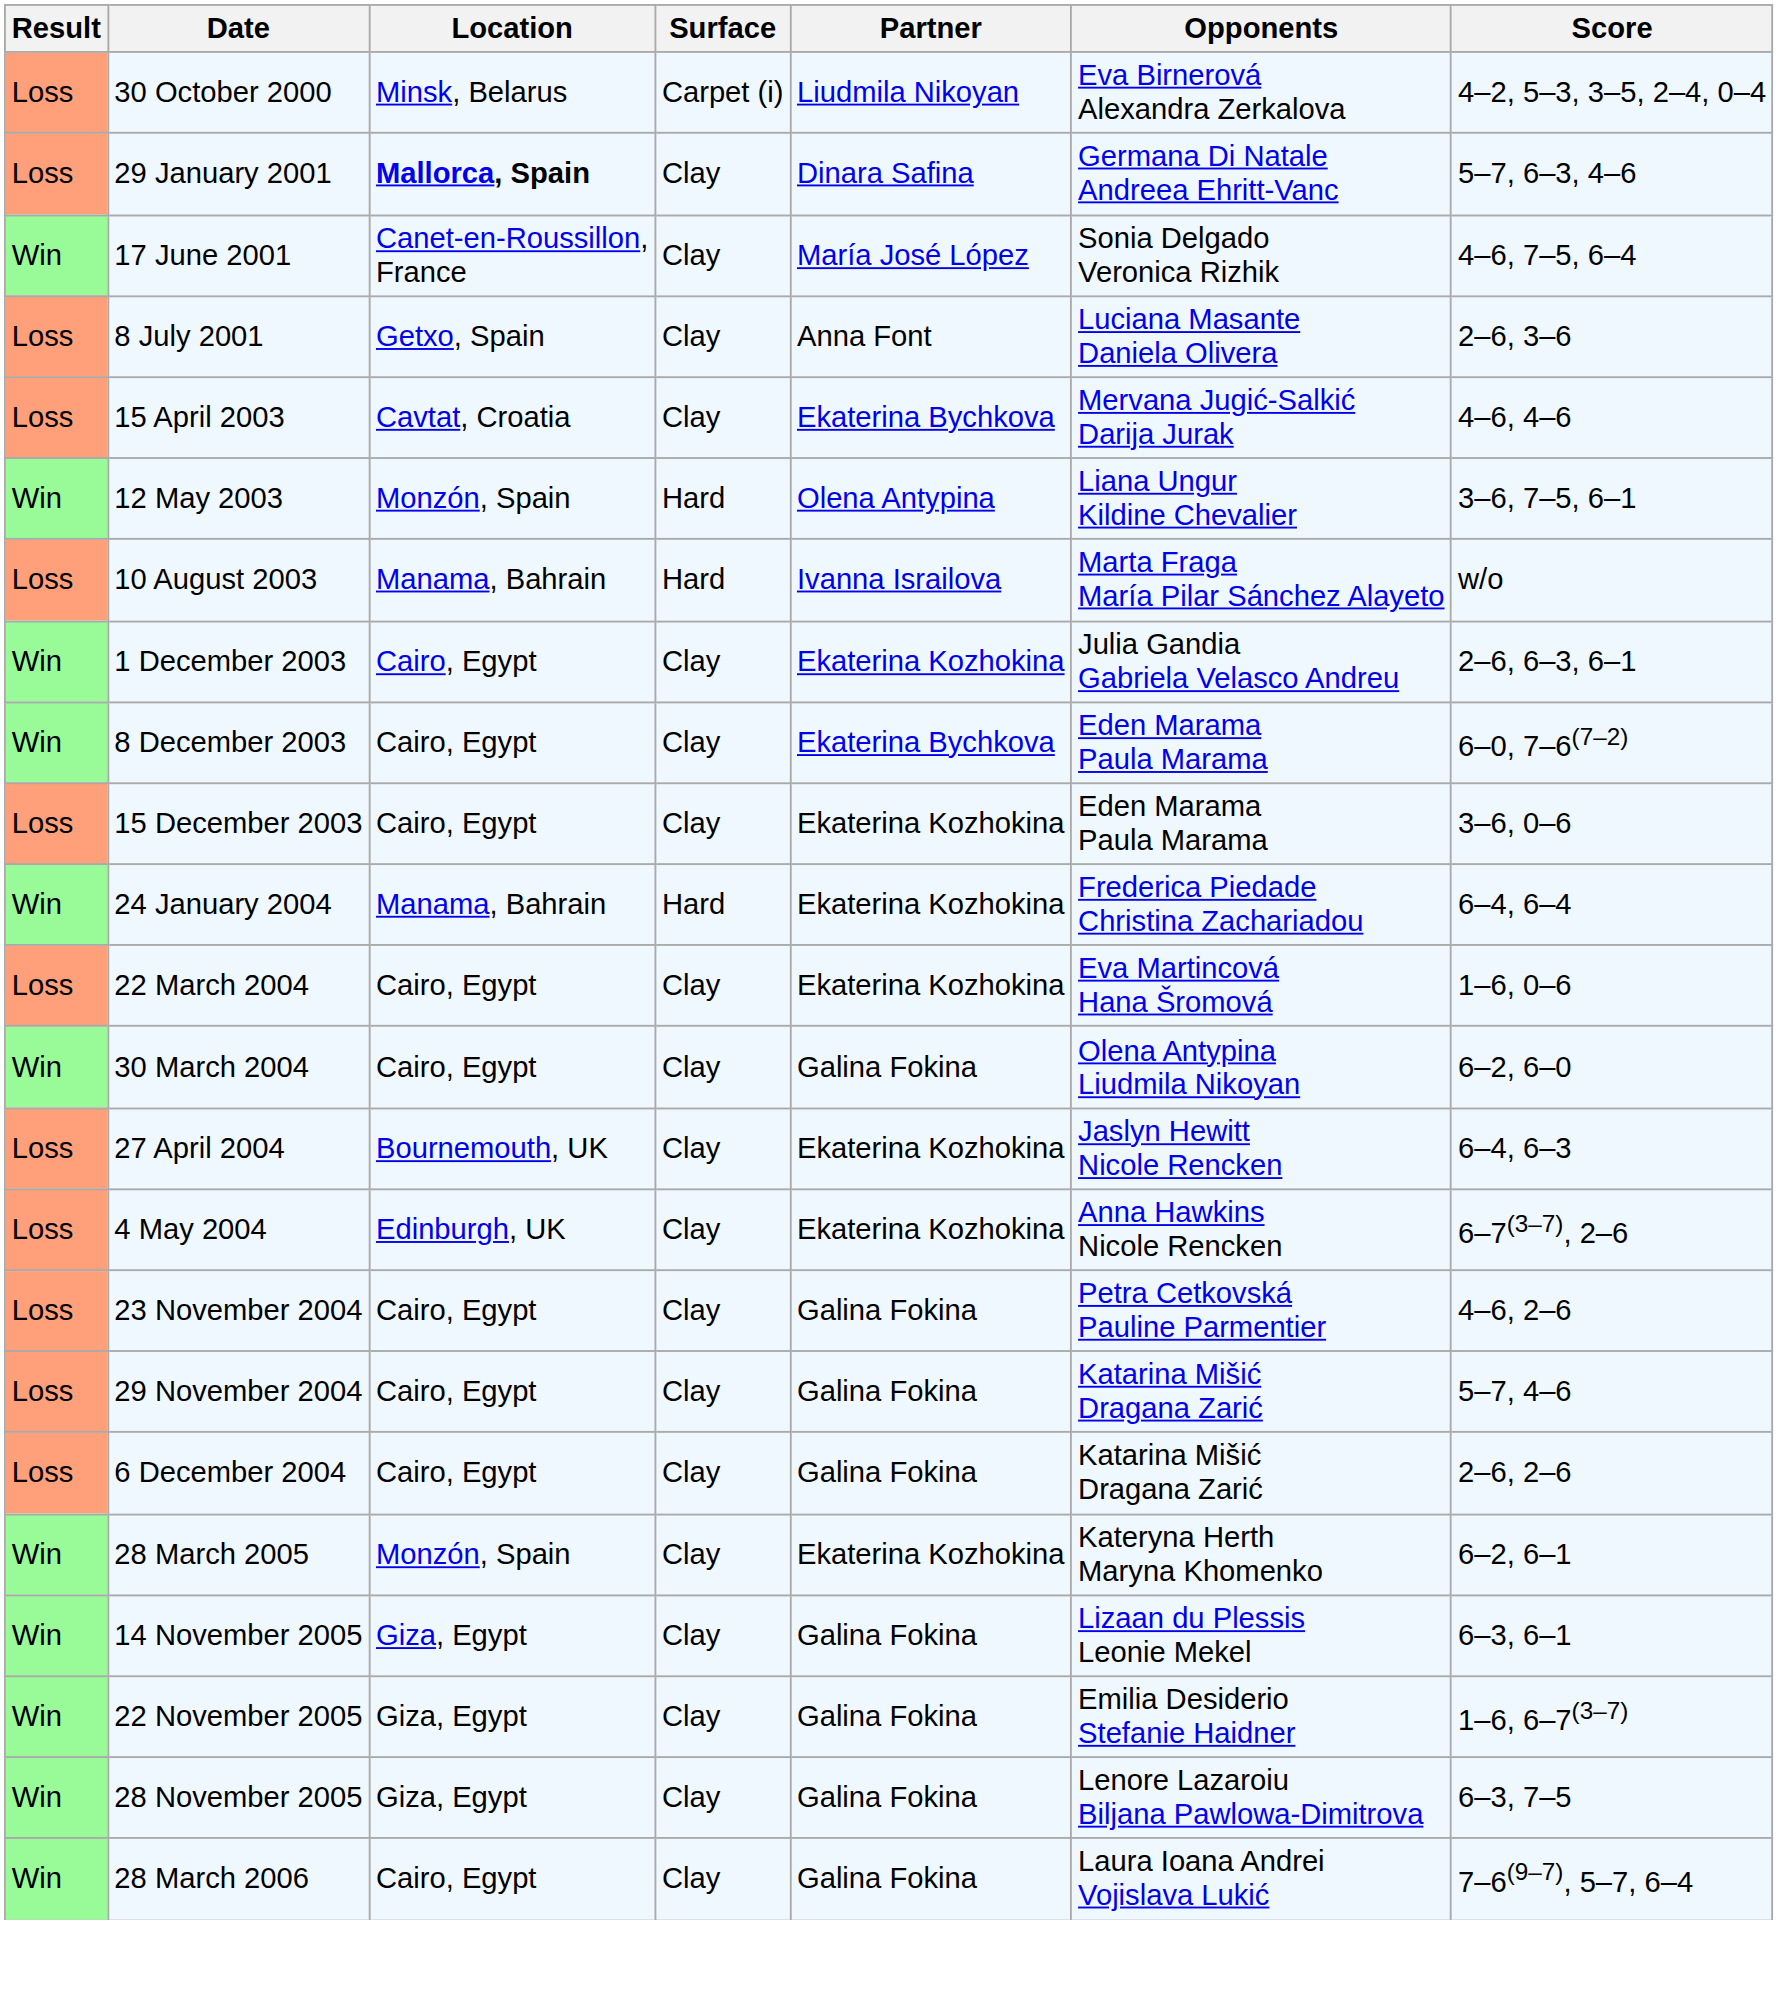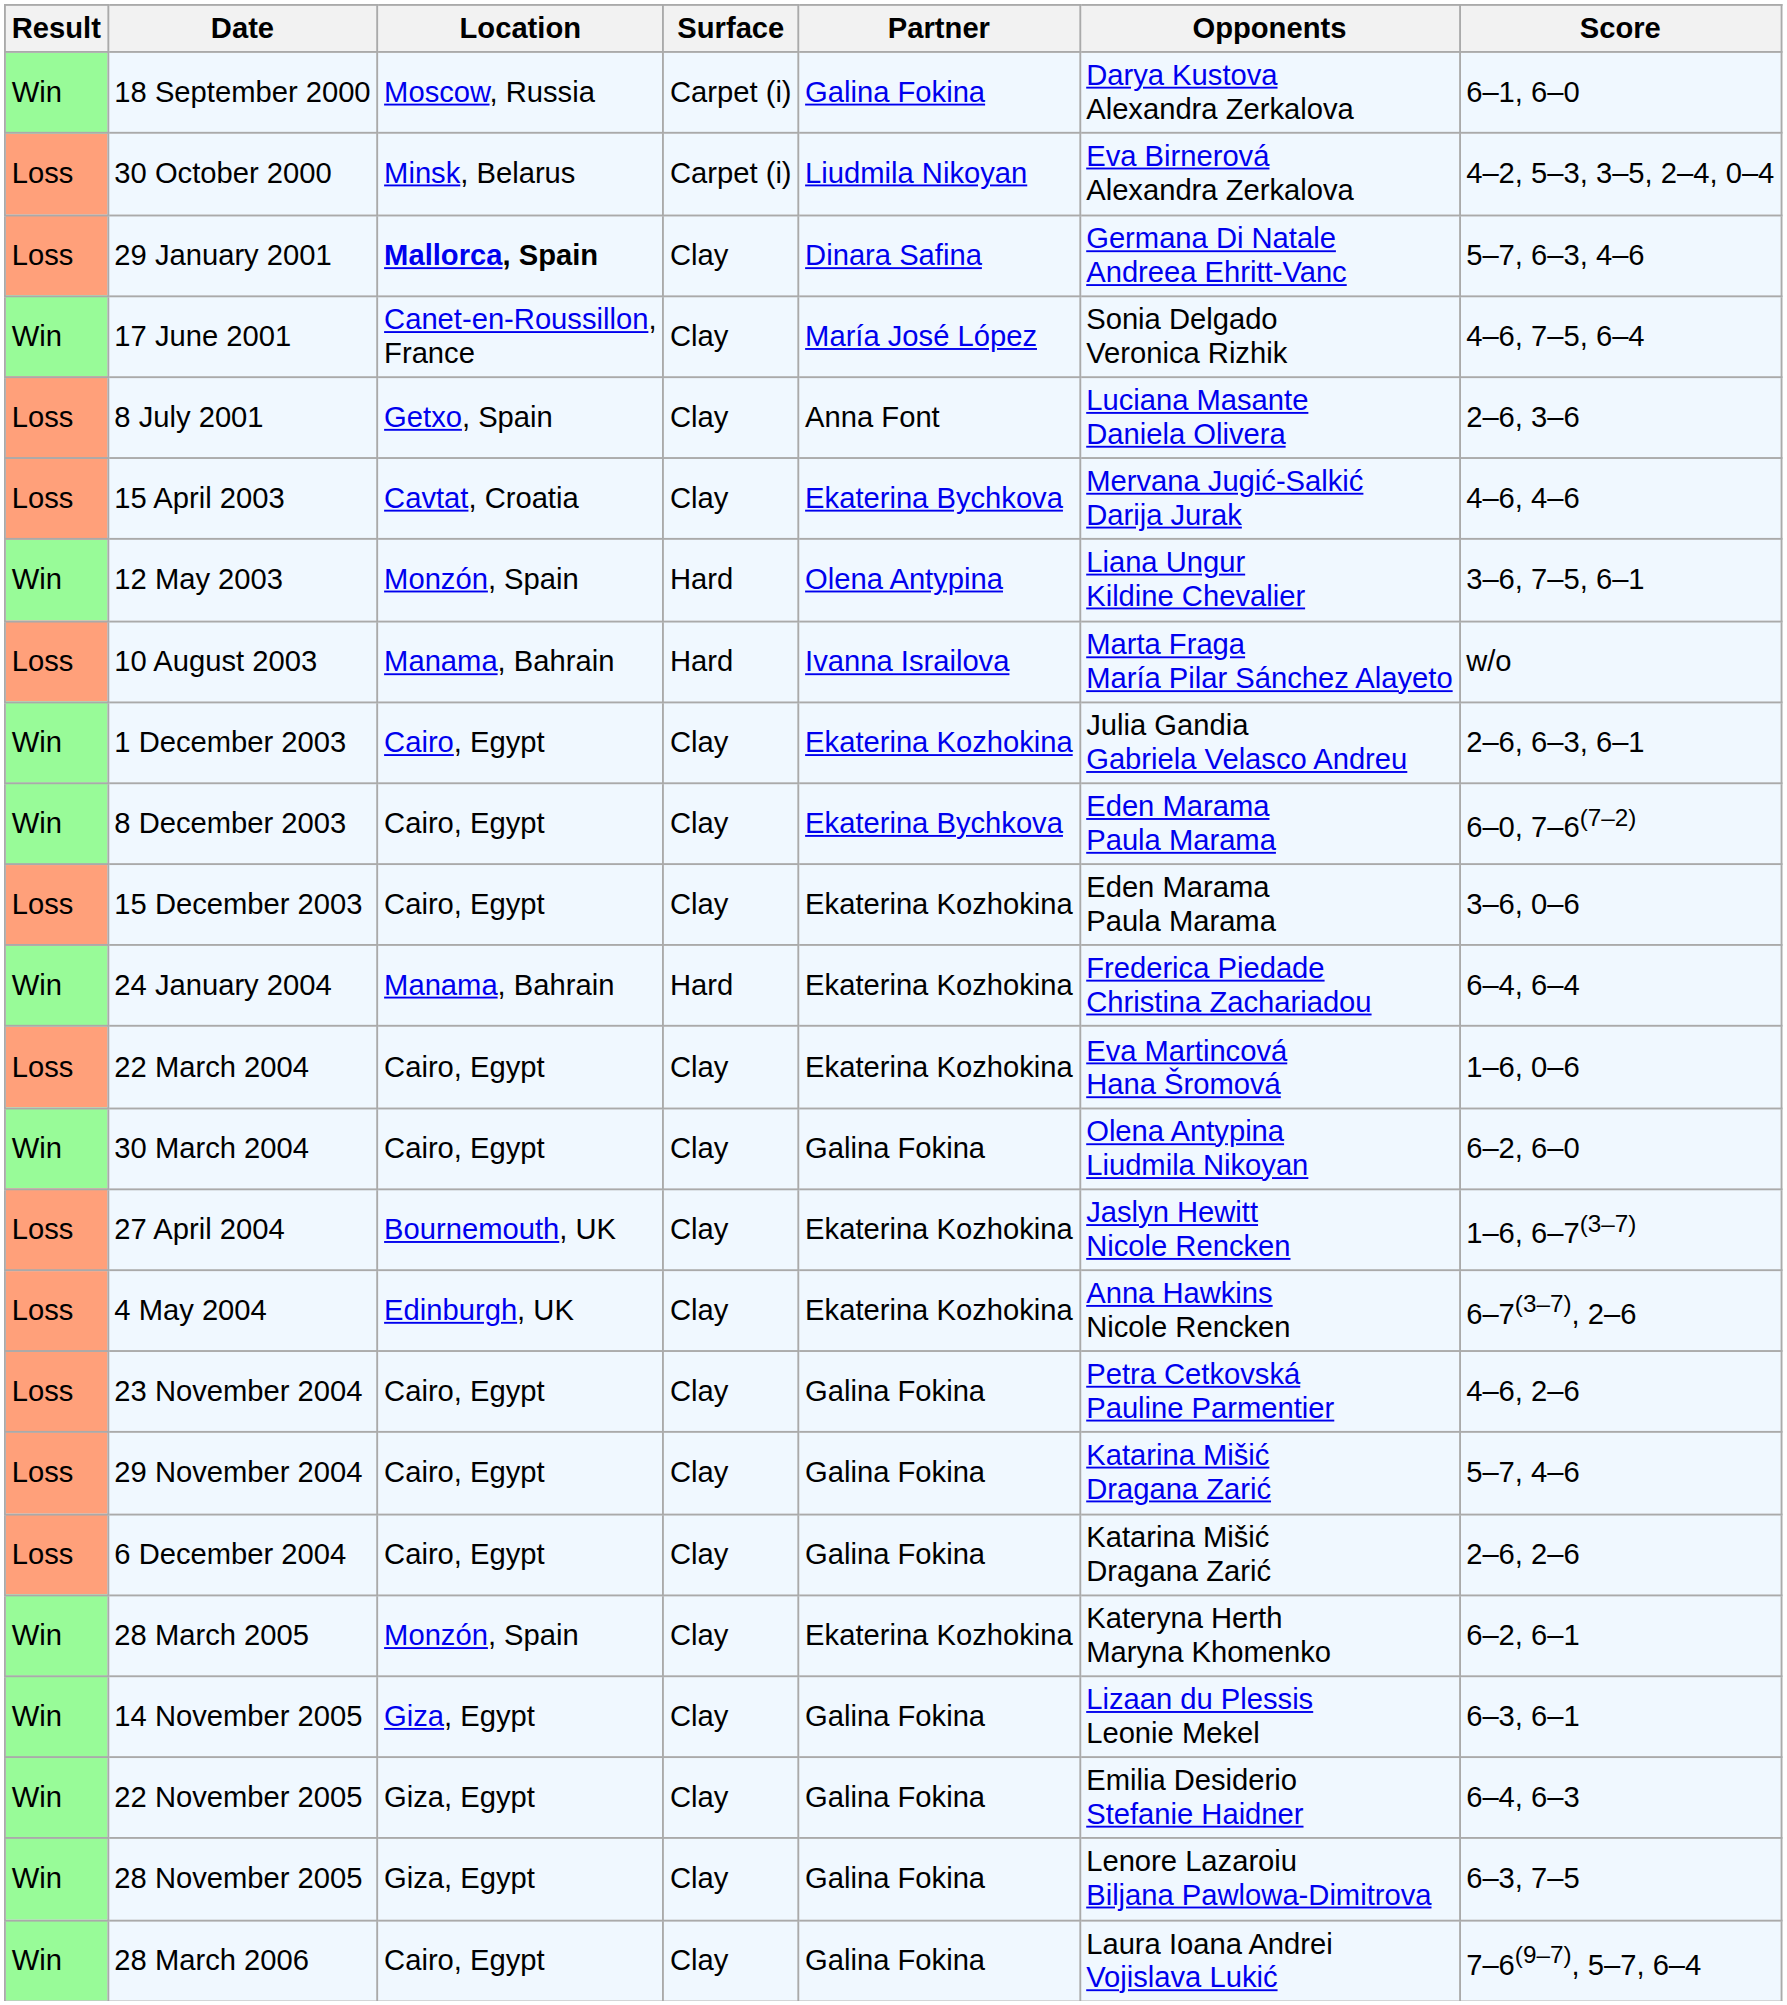+ row: (242, 91)
(1515, 1147) 6–4, 6–3 -> (1551, 1228) 1–6, 6–7(3–7)
(1543, 1715) 1–6, 6–7(3–7) -> (1523, 1797) 6–4, 6–3
